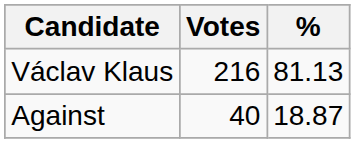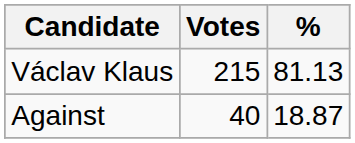(237, 71) 216 -> (237, 71) 215
